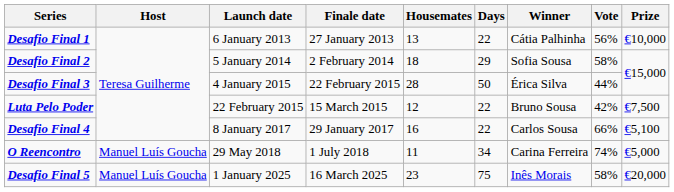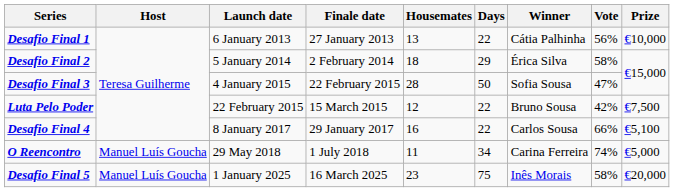(541, 61) Sofia Sousa -> (539, 61) Érica Silva
(539, 84) Érica Silva -> (541, 84) Sofia Sousa
(606, 84) 44% -> (606, 84) 47%
